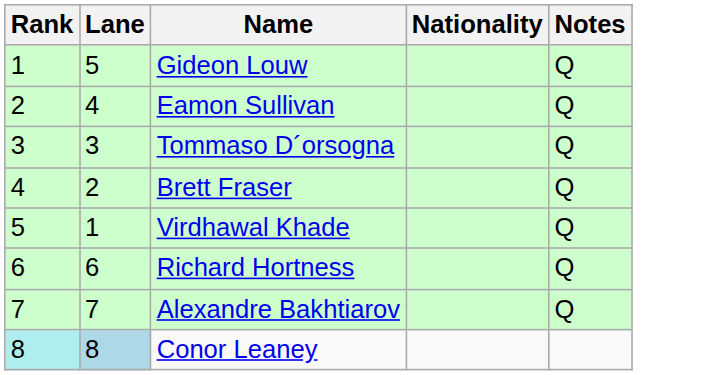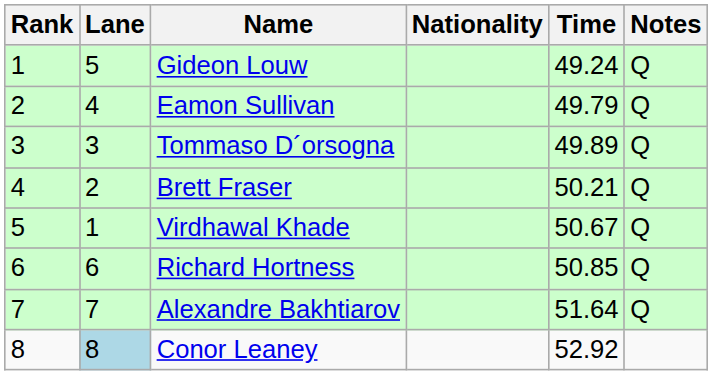+ column: (587, 24)
(18, 349) paleturquoise background -> (18, 349) no background
